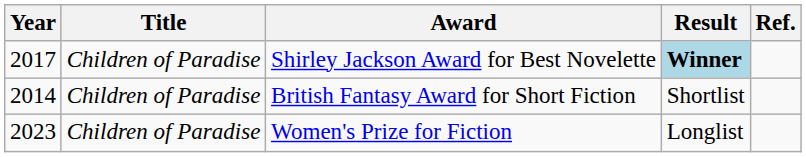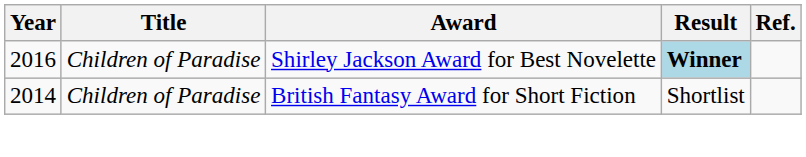(33, 59) 2017 -> (33, 59) 2016
- row: (392, 132)
